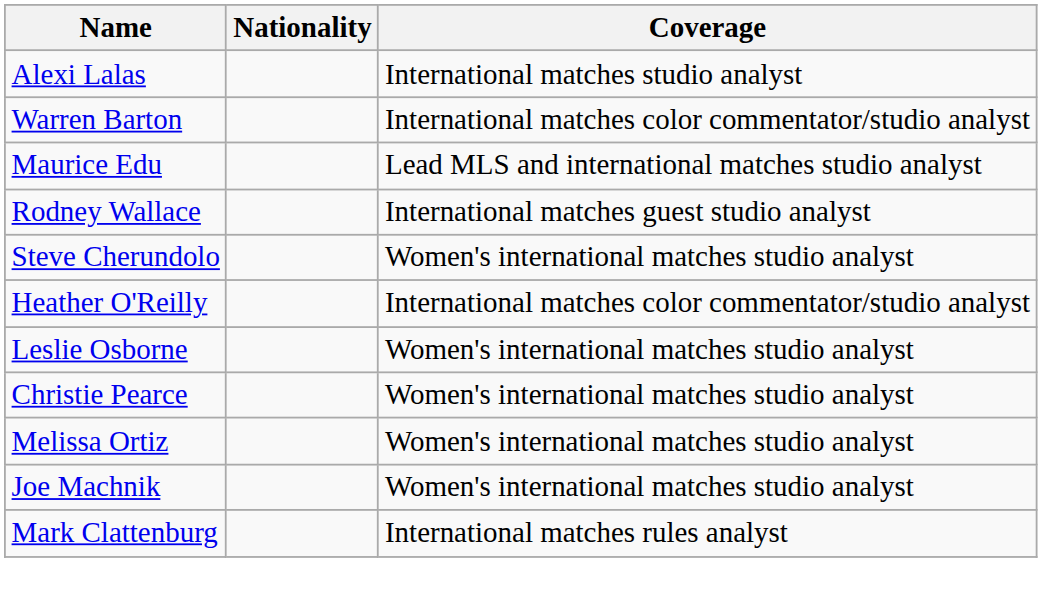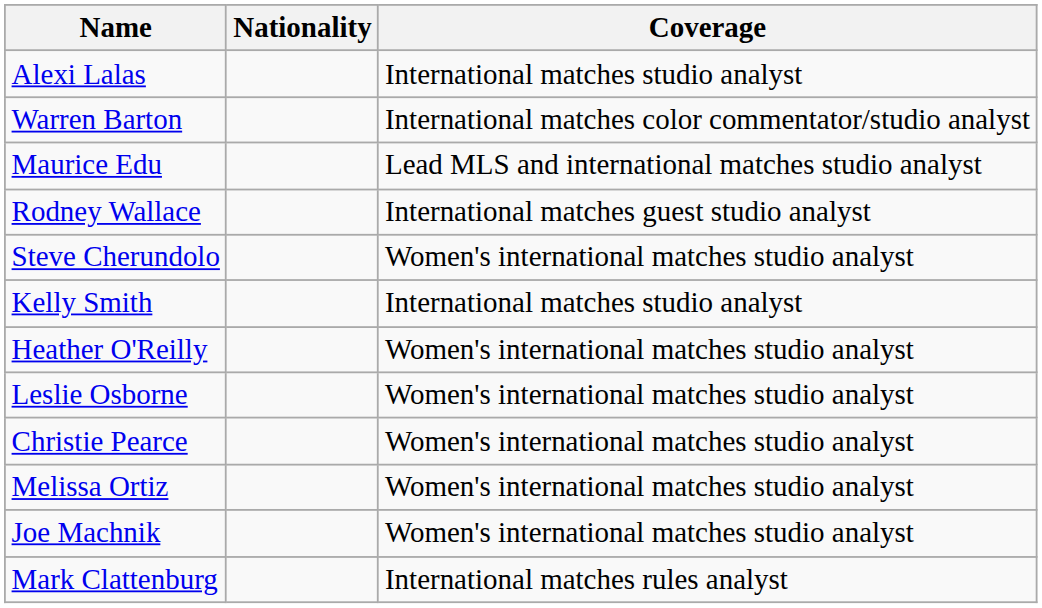+ row: (82, 303)
(707, 303) International matches color commentator/studio analyst -> (649, 348) Women's international matches studio analyst
